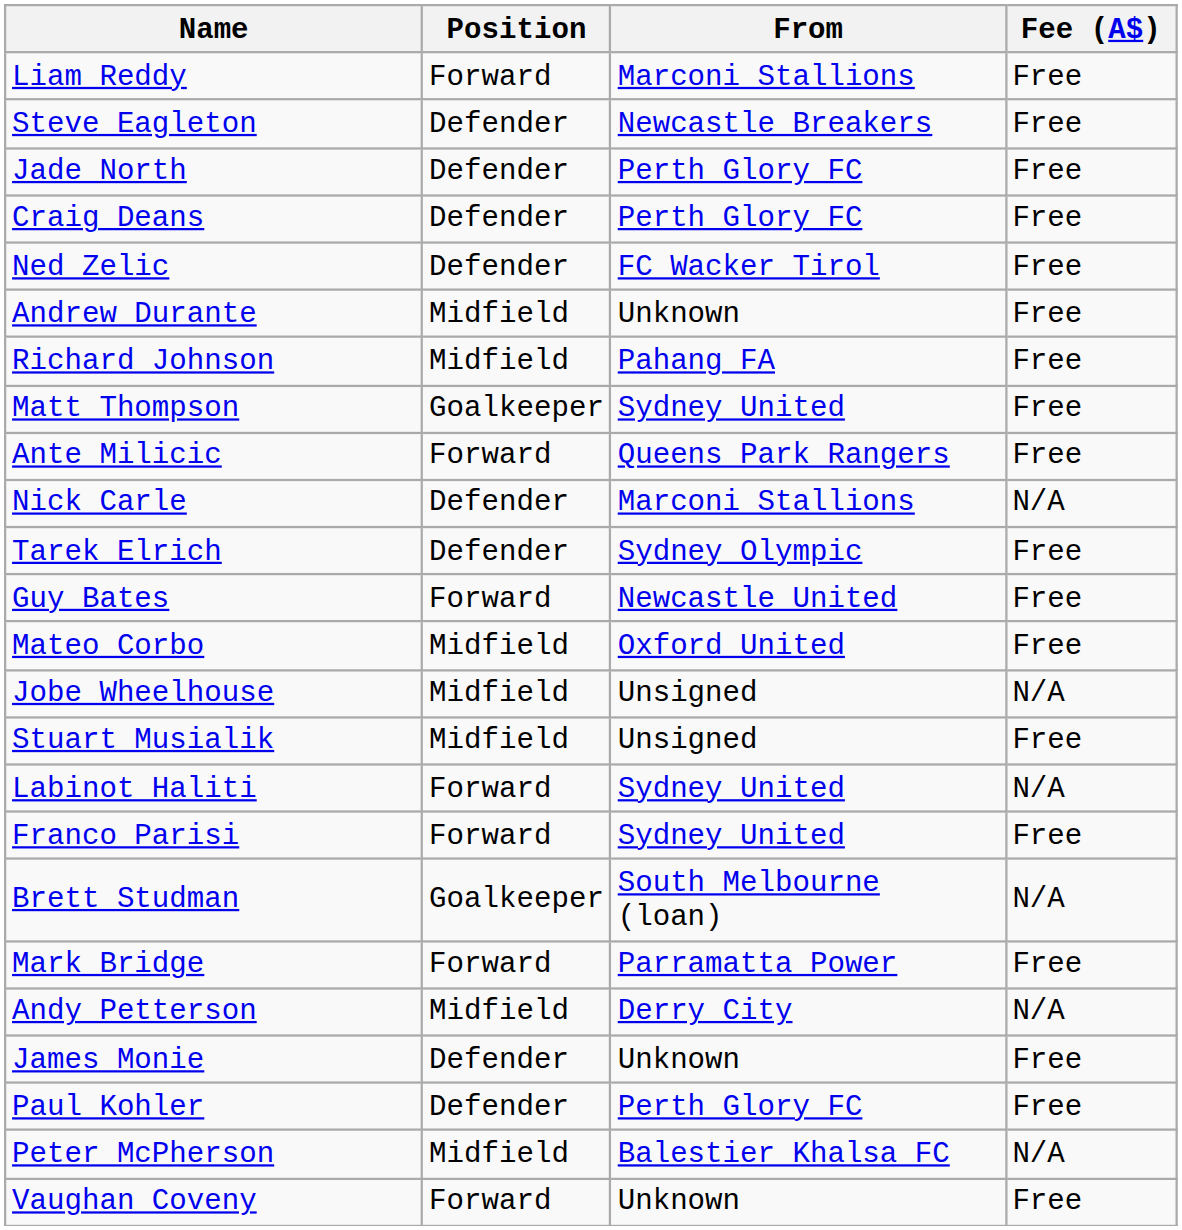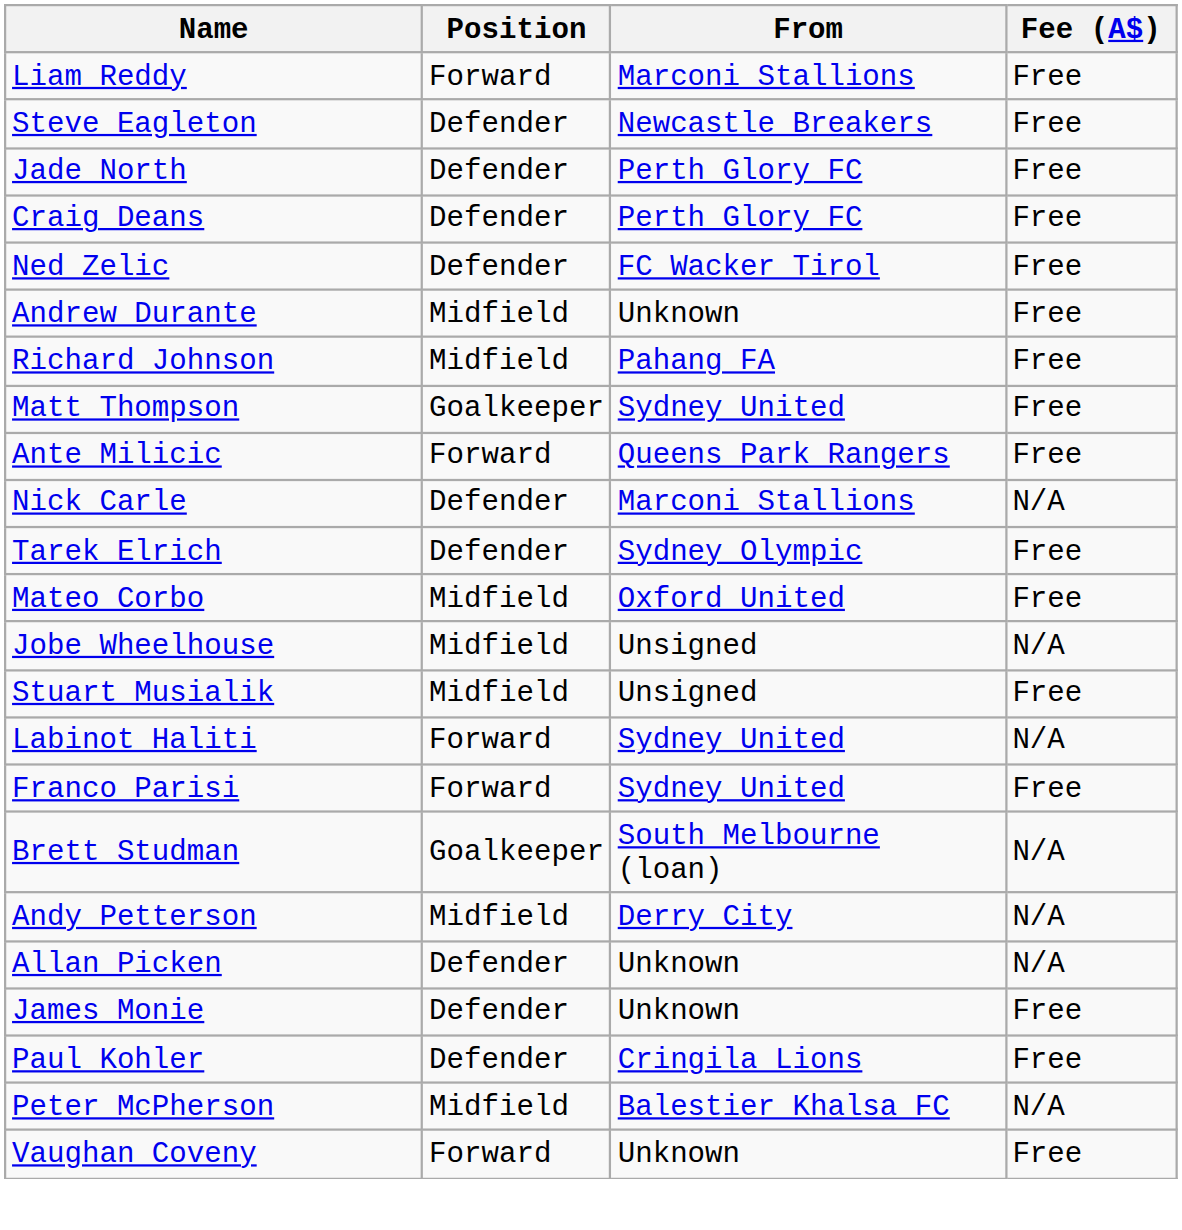- row: (91, 598)
- row: (108, 964)
+ row: (117, 964)
(740, 1107) Perth Glory FC -> (740, 1059) Cringila Lions
